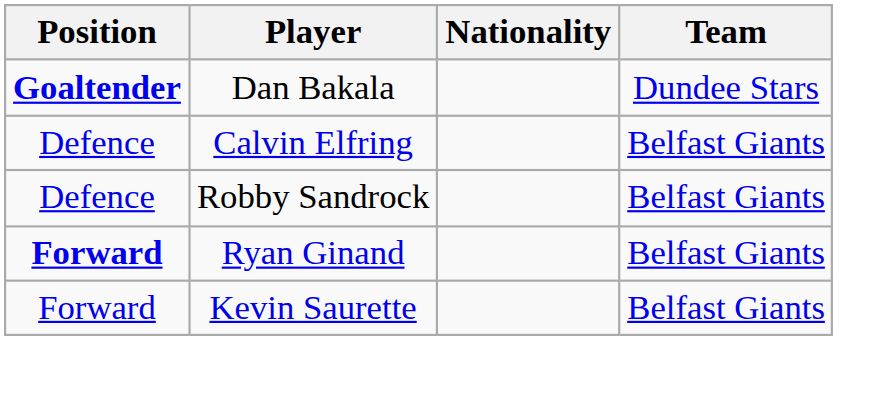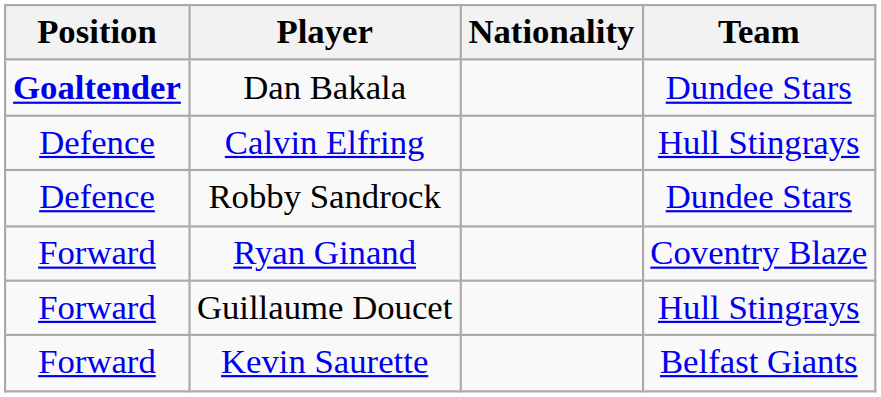(726, 142) Belfast Giants -> (759, 142) Hull Stingrays
(726, 197) Belfast Giants -> (759, 197) Dundee Stars
(97, 252) bold -> (97, 252) normal
(726, 252) Belfast Giants -> (759, 252) Coventry Blaze
+ row: (325, 307)
